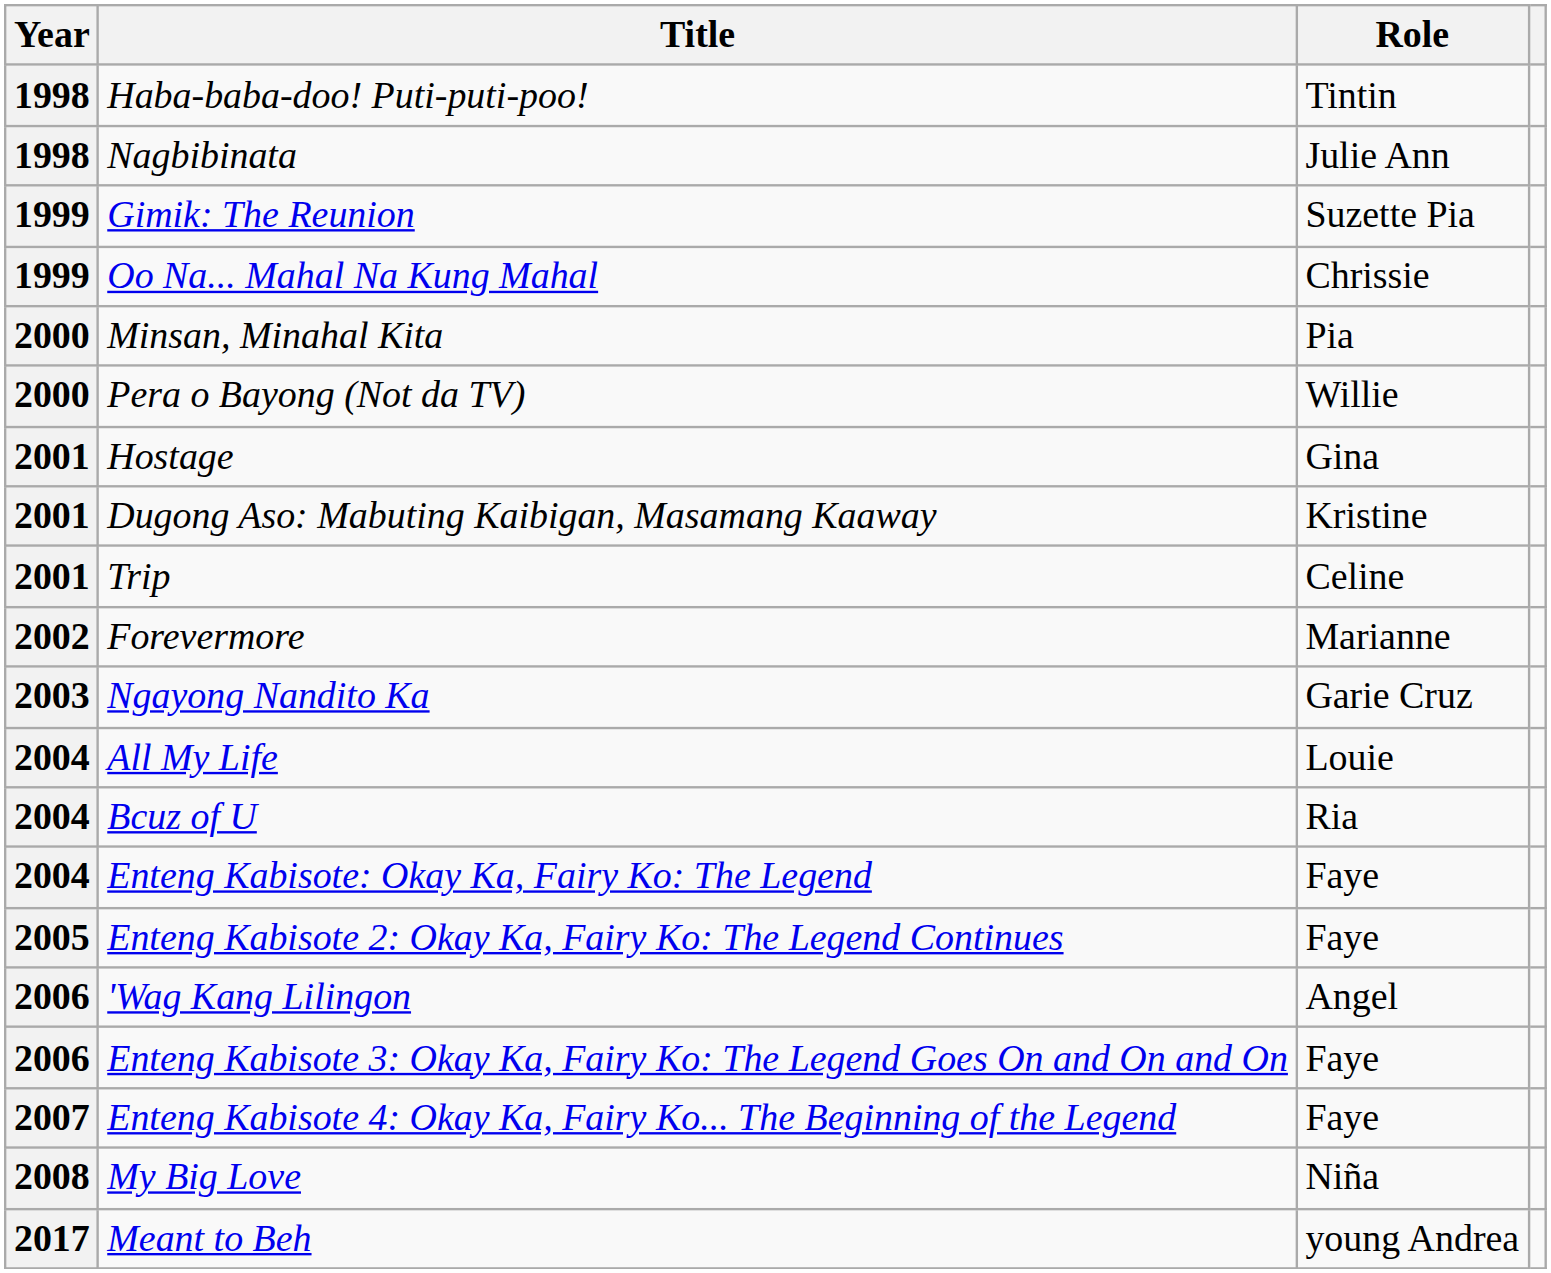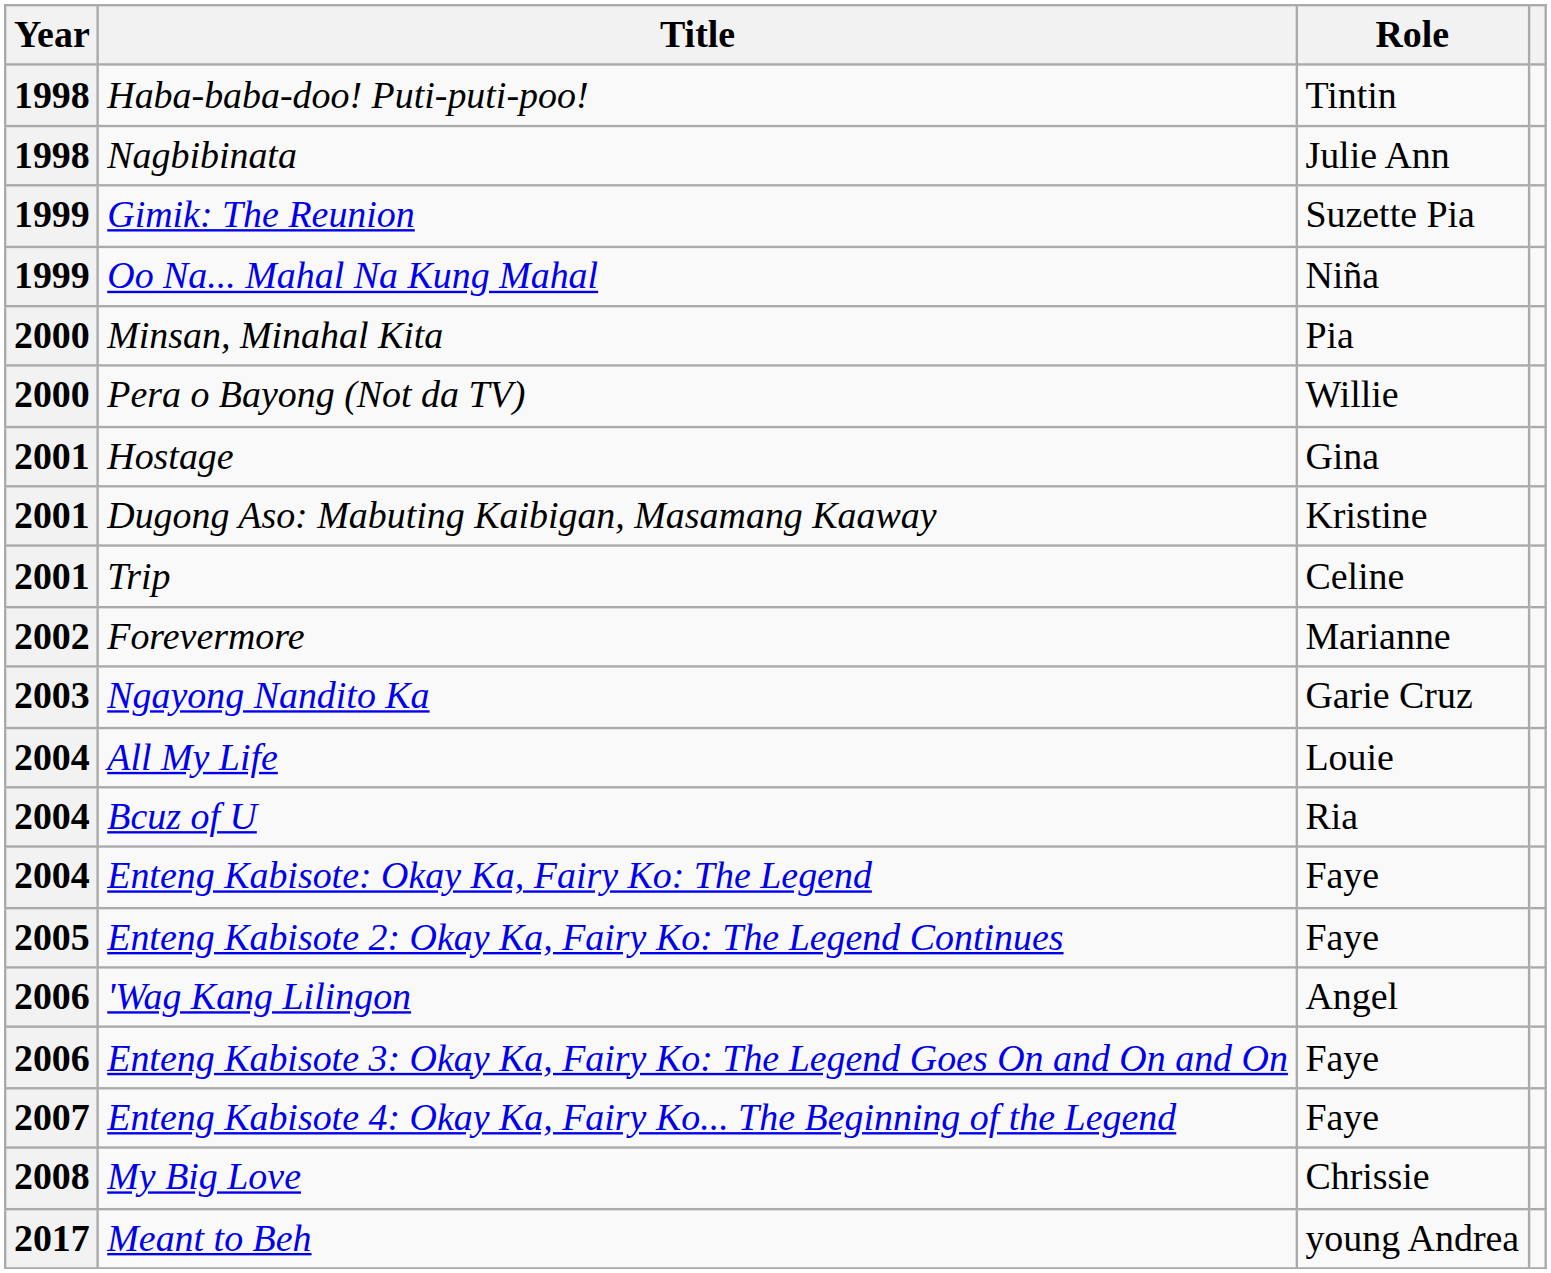(1368, 275) Chrissie -> (1342, 275) Niña
(1342, 1177) Niña -> (1368, 1177) Chrissie
